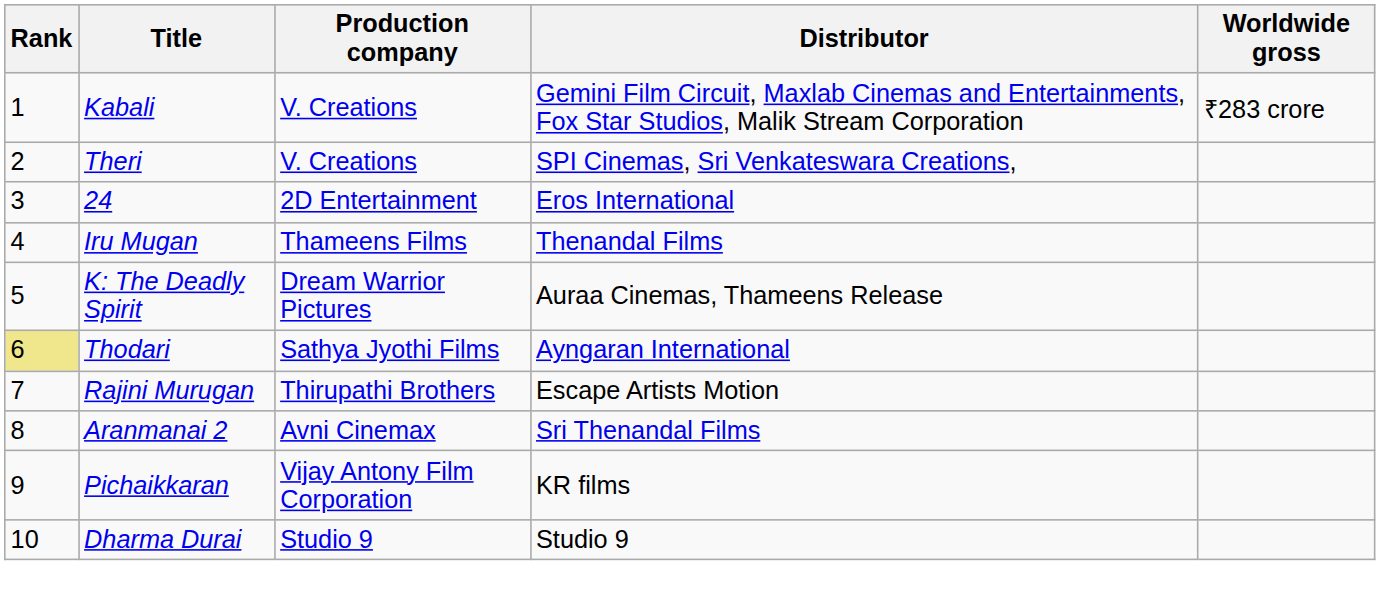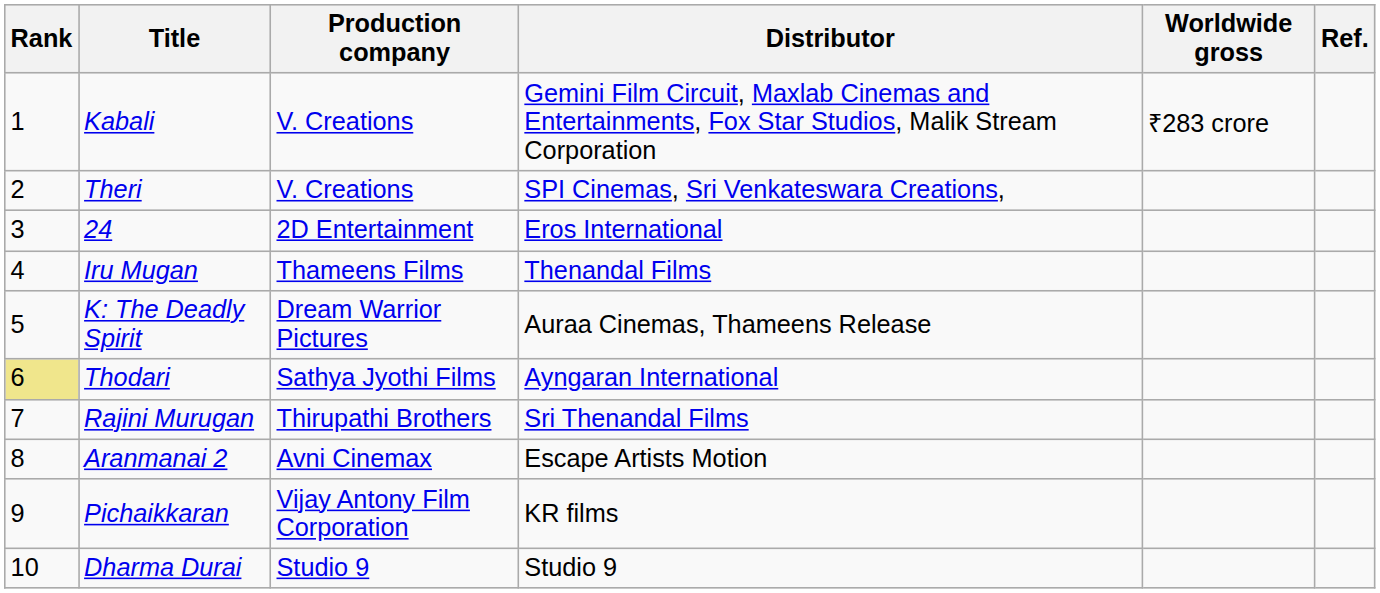+ column: (1345, 38)
(658, 390) Escape Artists Motion -> (637, 418) Sri Thenandal Films
(648, 430) Sri Thenandal Films -> (646, 459) Escape Artists Motion
